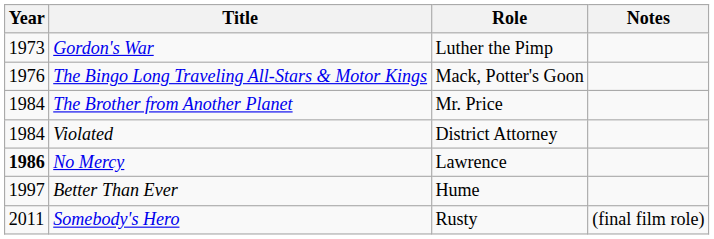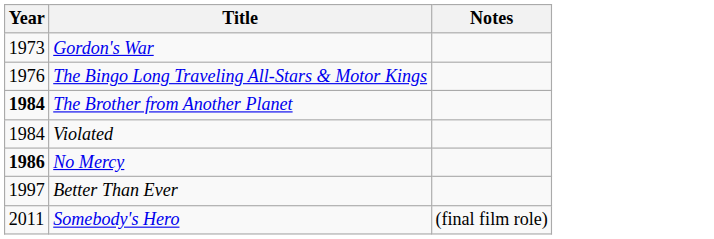- column: (510, 18)
(27, 104) normal -> (27, 104) bold
